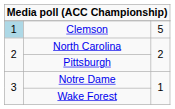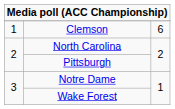(14, 29) lightblue background -> (14, 29) no background
(161, 29) 5 -> (161, 29) 6
